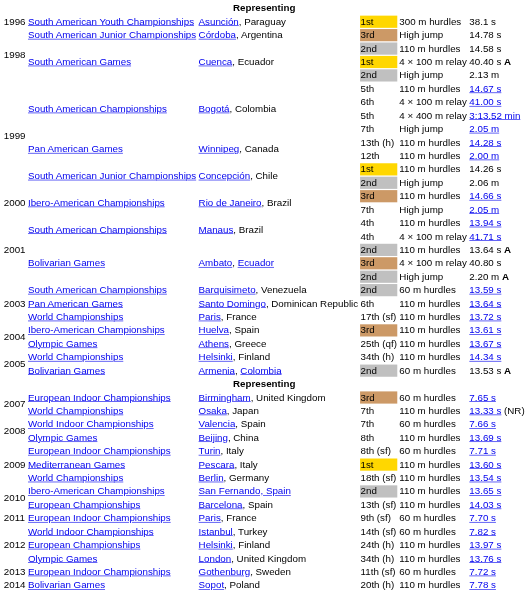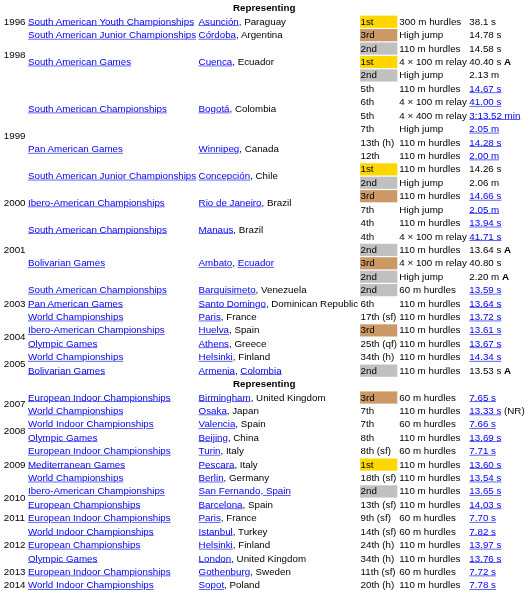(428, 370) 60 m hurdles -> (430, 370) 110 m hurdles
(66, 585) Bolivarian Games -> (91, 585) World Indoor Championships
